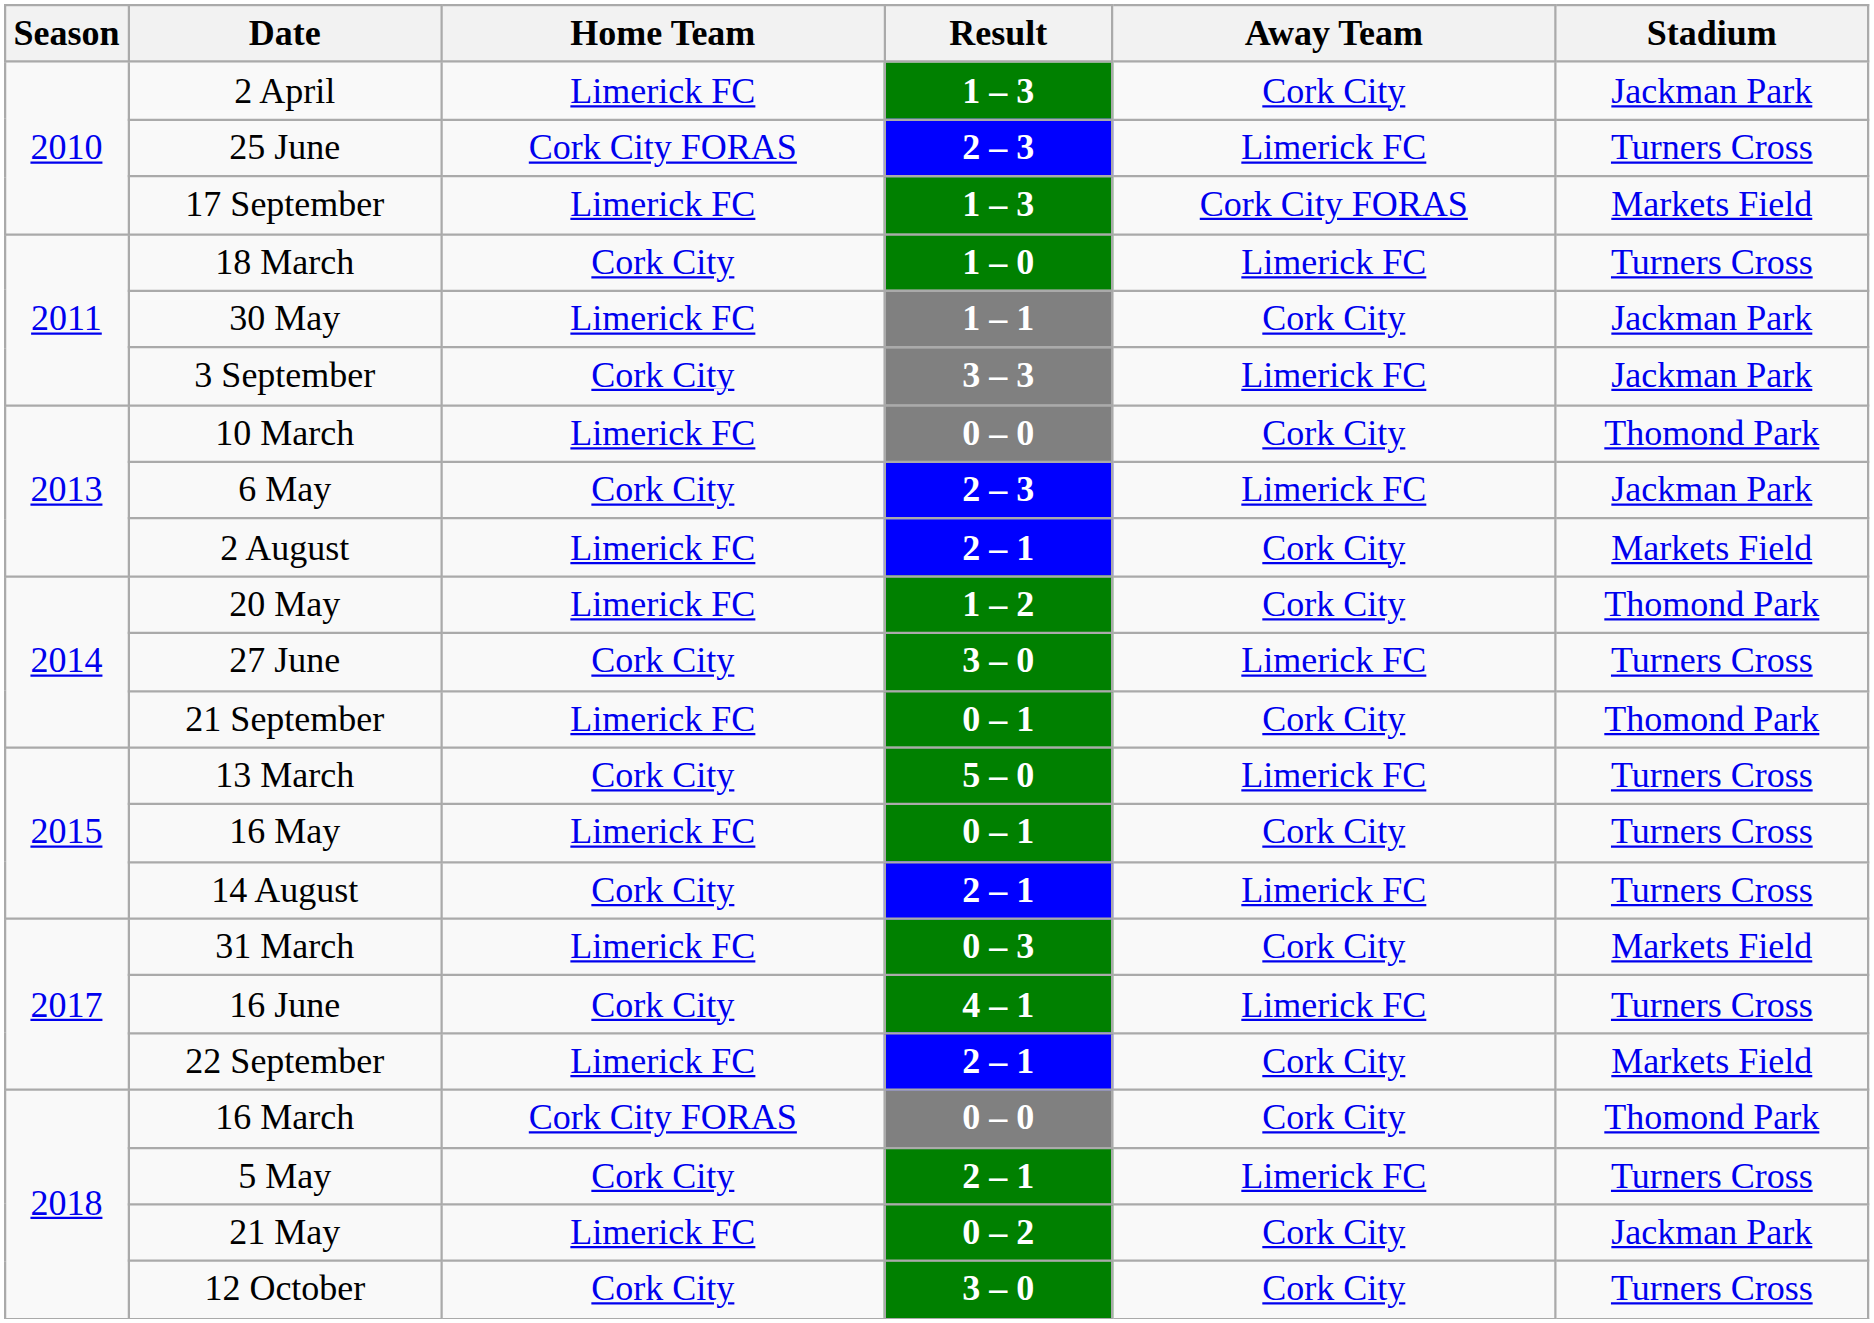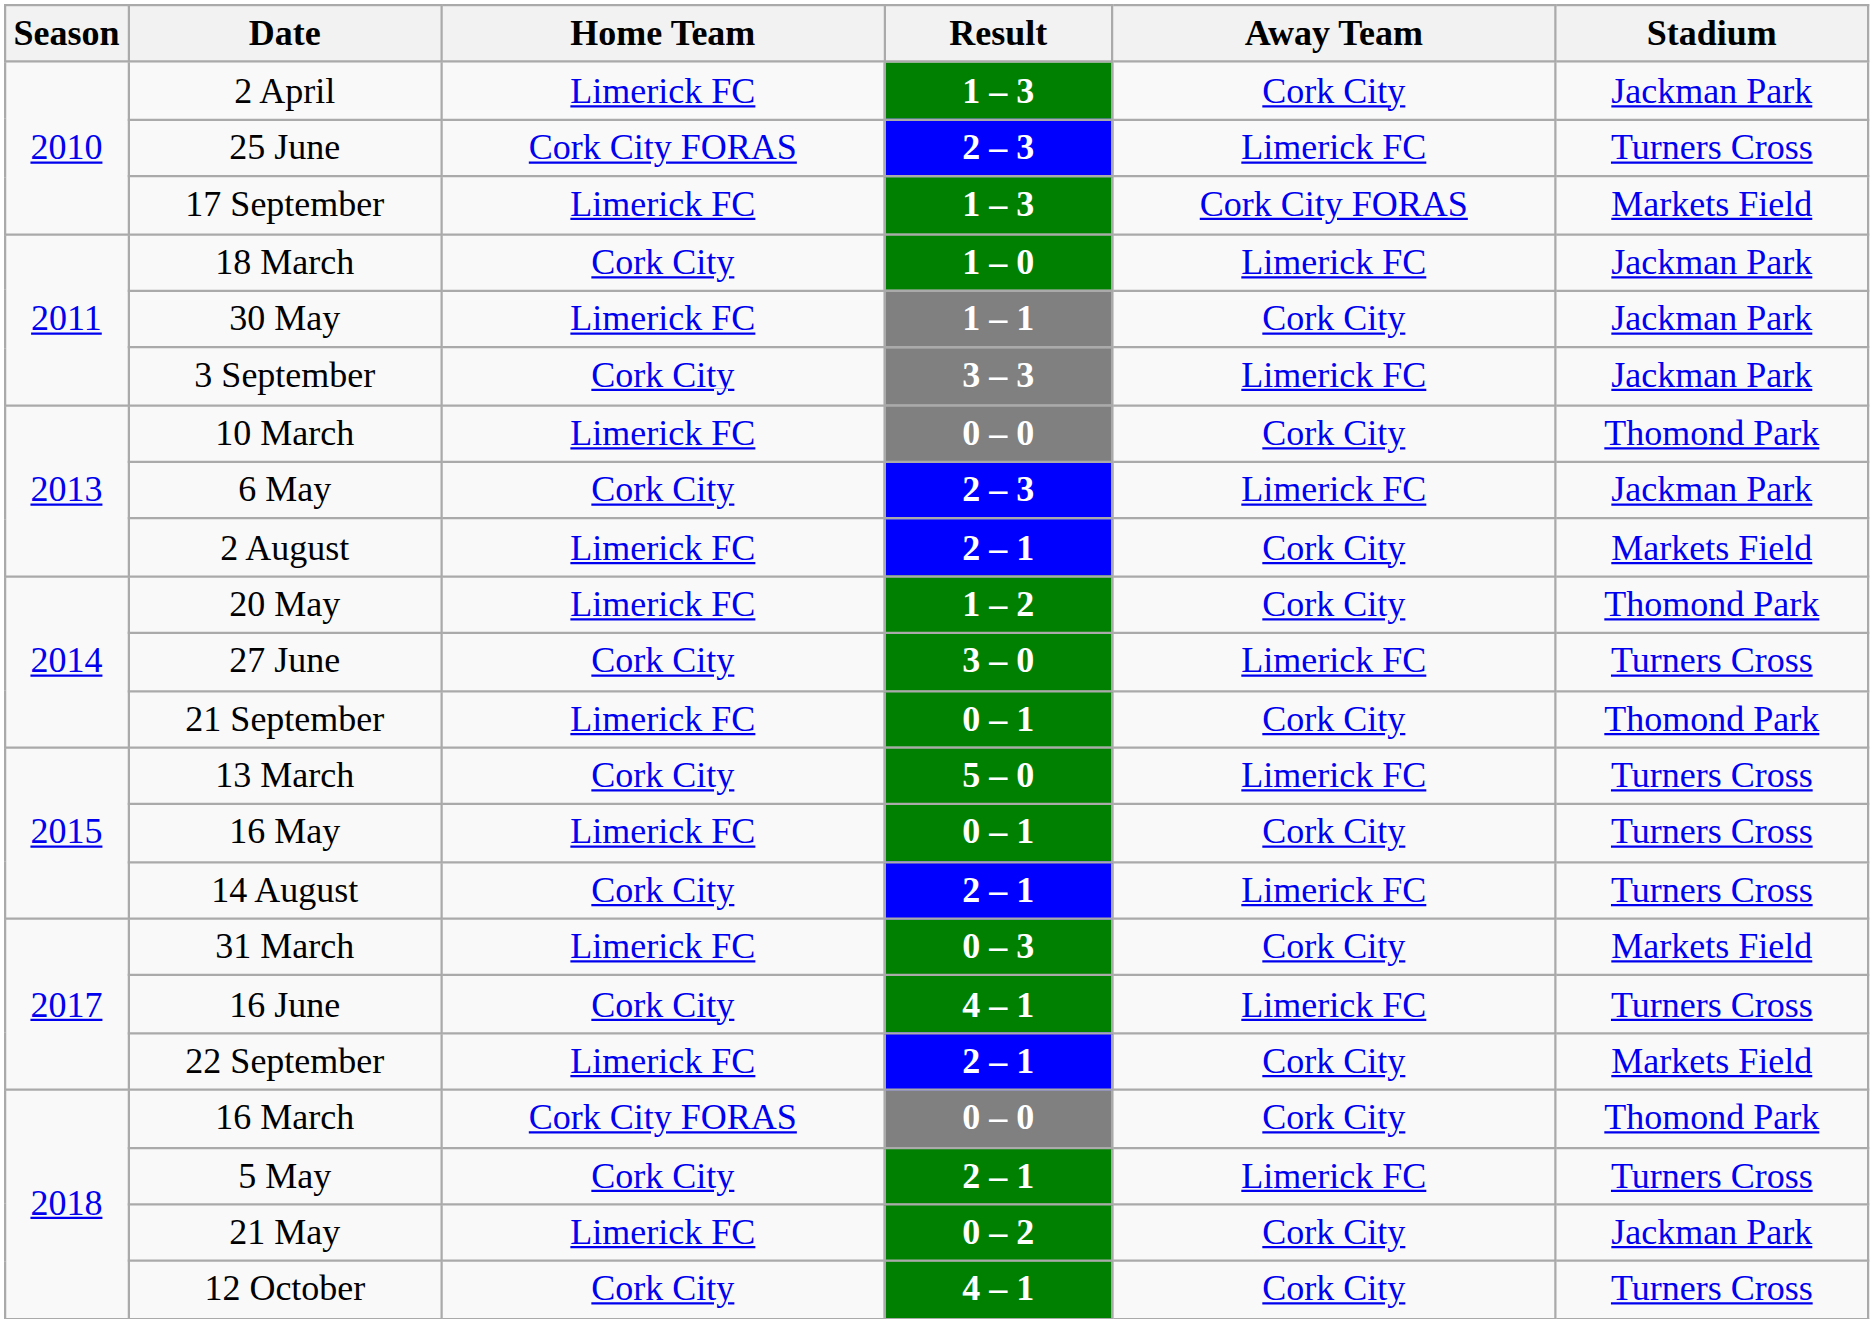(1712, 261) Turners Cross -> (1712, 261) Jackman Park
(998, 1289) 3 – 0 -> (998, 1289) 4 – 1
